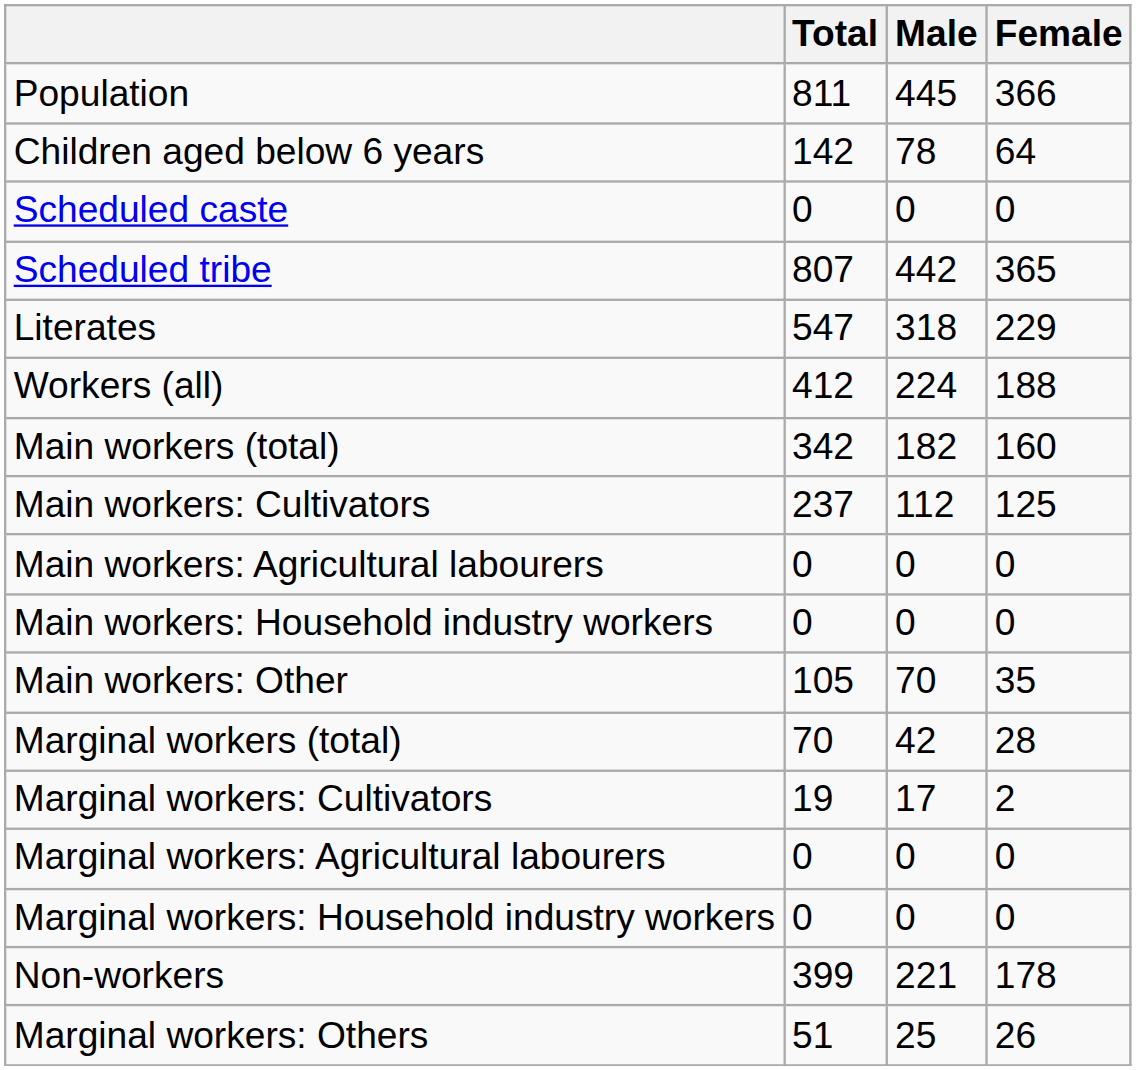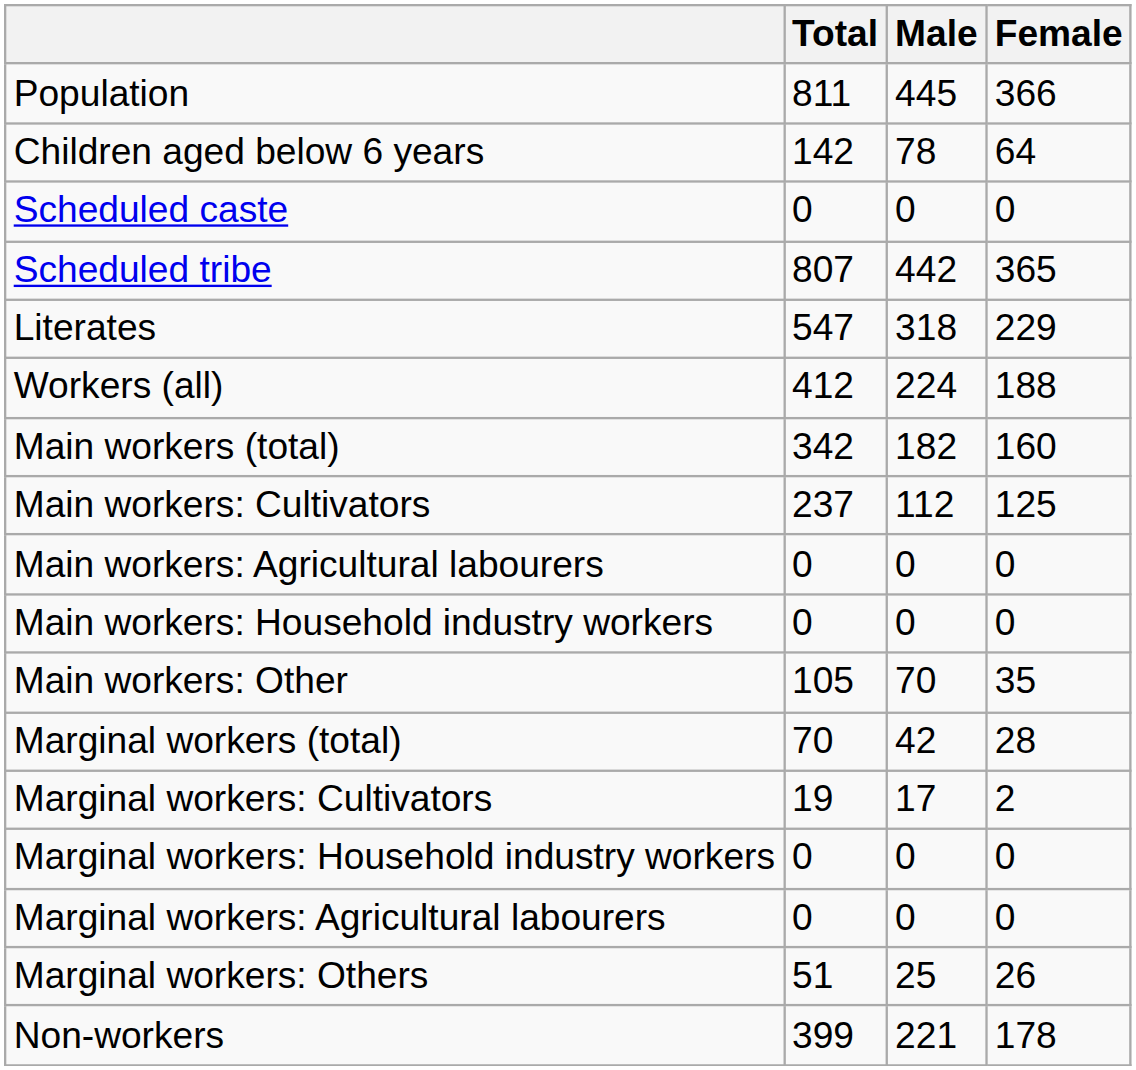rows swapped: (340, 858) <-> (394, 916)
rows swapped: (221, 1034) <-> (119, 975)
